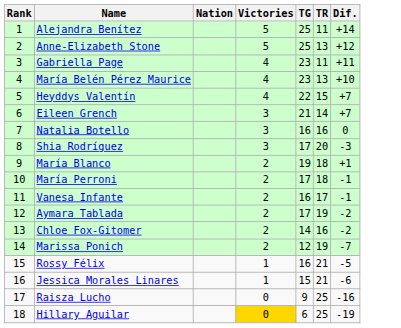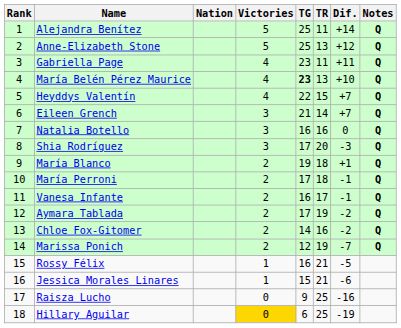+ column: (378, 13)
(305, 80) normal -> (305, 80) bold
